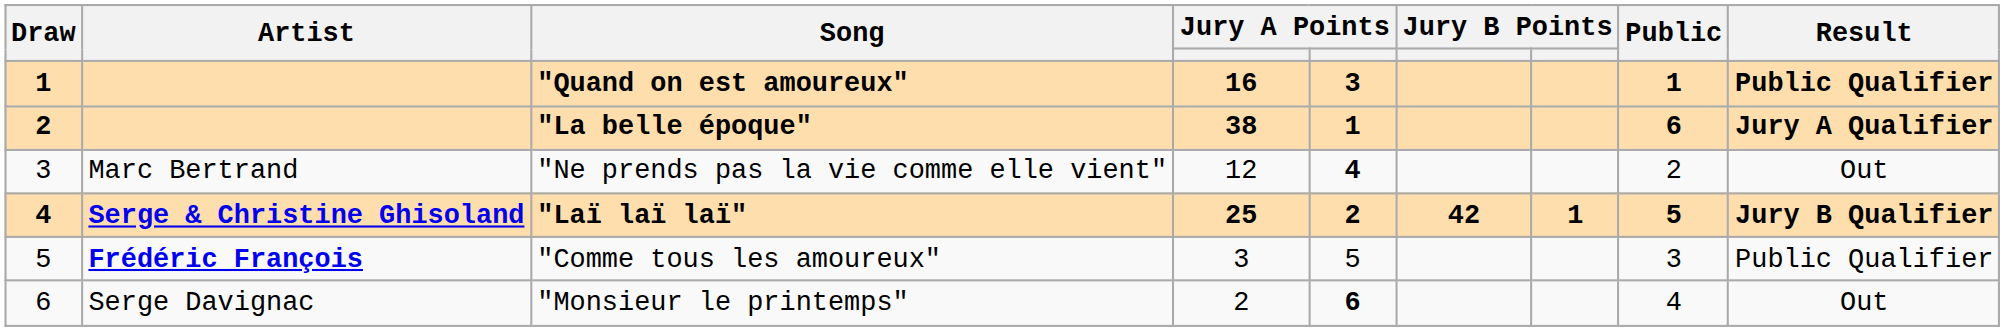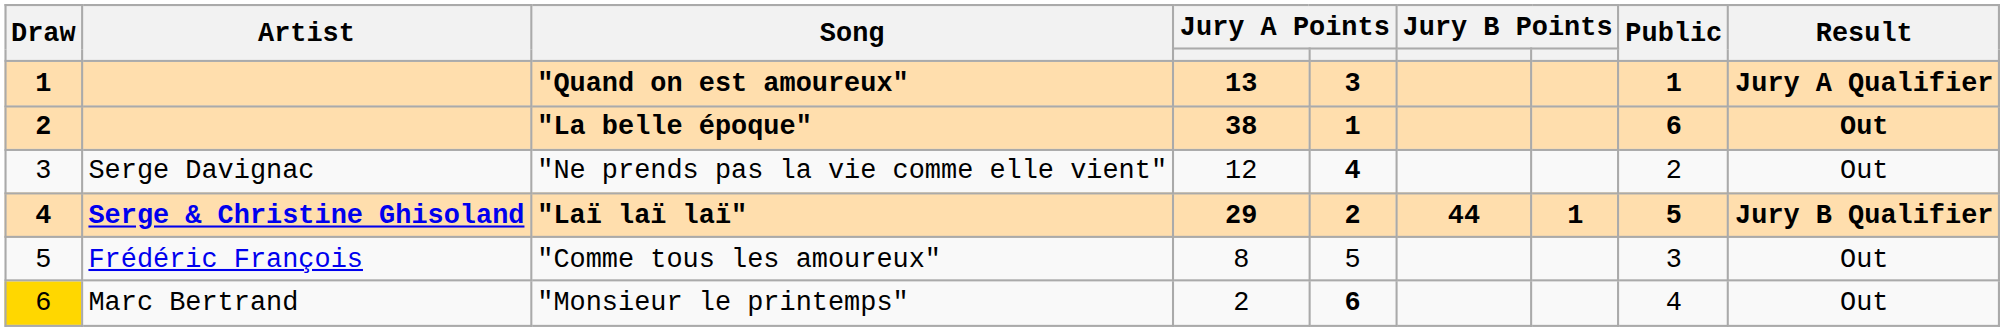(1241, 84) 16 -> (1241, 84) 13
(1864, 84) Public Qualifier -> (1864, 84) Jury A Qualifier
(1864, 127) Jury A Qualifier -> (1864, 127) Out
(193, 171) Marc Bertrand -> (201, 171) Serge Davignac
(1241, 215) 25 -> (1241, 215) 29
(1464, 215) 42 -> (1464, 215) 44
(226, 259) bold -> (226, 259) normal
(1241, 259) 3 -> (1241, 259) 8
(1864, 259) Public Qualifier -> (1864, 259) Out
(43, 303) no background -> (43, 303) gold background
(201, 303) Serge Davignac -> (193, 303) Marc Bertrand
